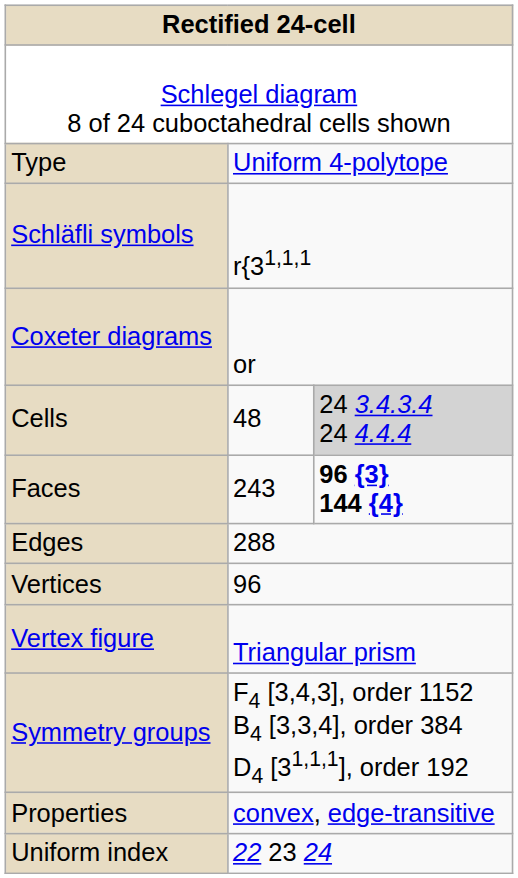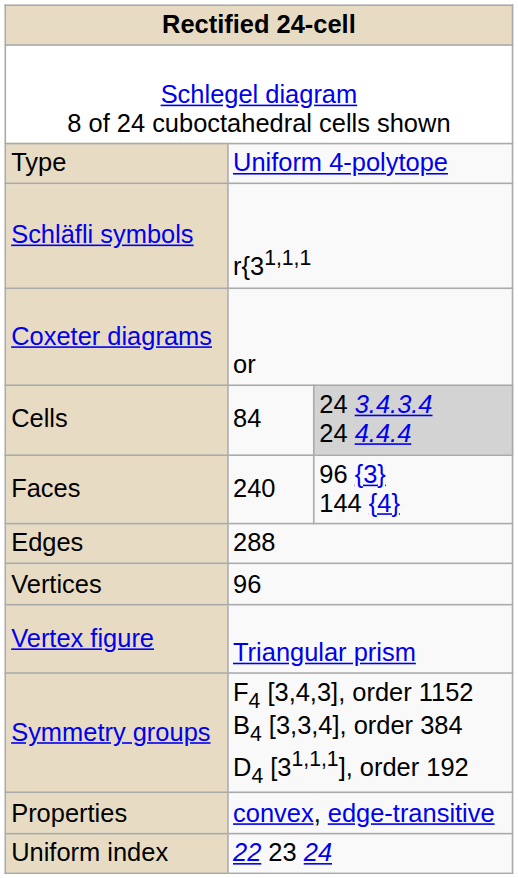(247, 419) 48 -> (247, 419) 84
(254, 488) 243 -> (254, 488) 240
(361, 488) bold -> (360, 488) normal
